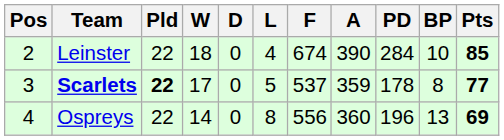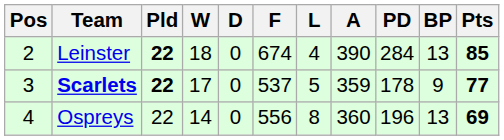columns swapped: (271, 20) <-> (310, 20)
(162, 53) normal -> (162, 53) bold
(438, 53) 10 -> (438, 53) 13
(438, 85) 8 -> (438, 85) 9
